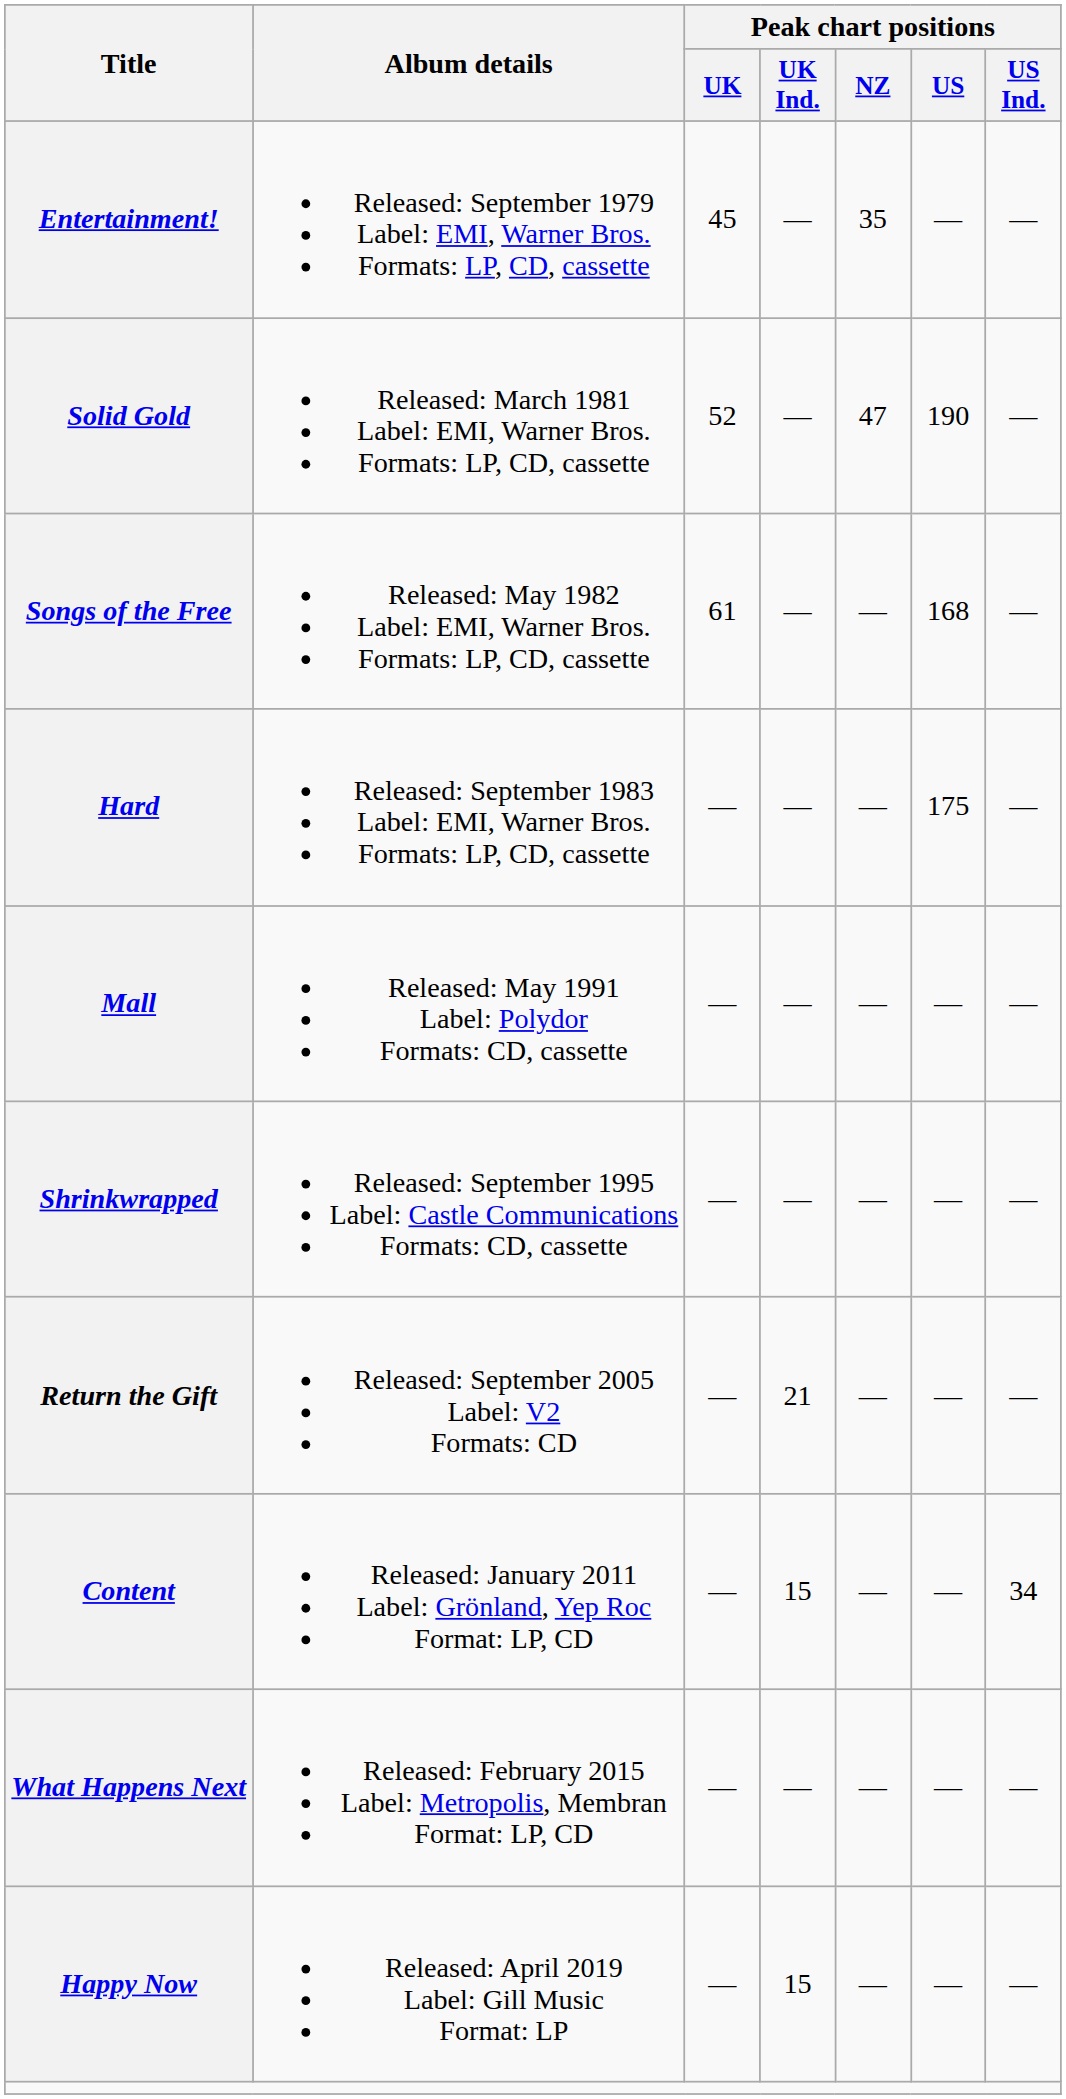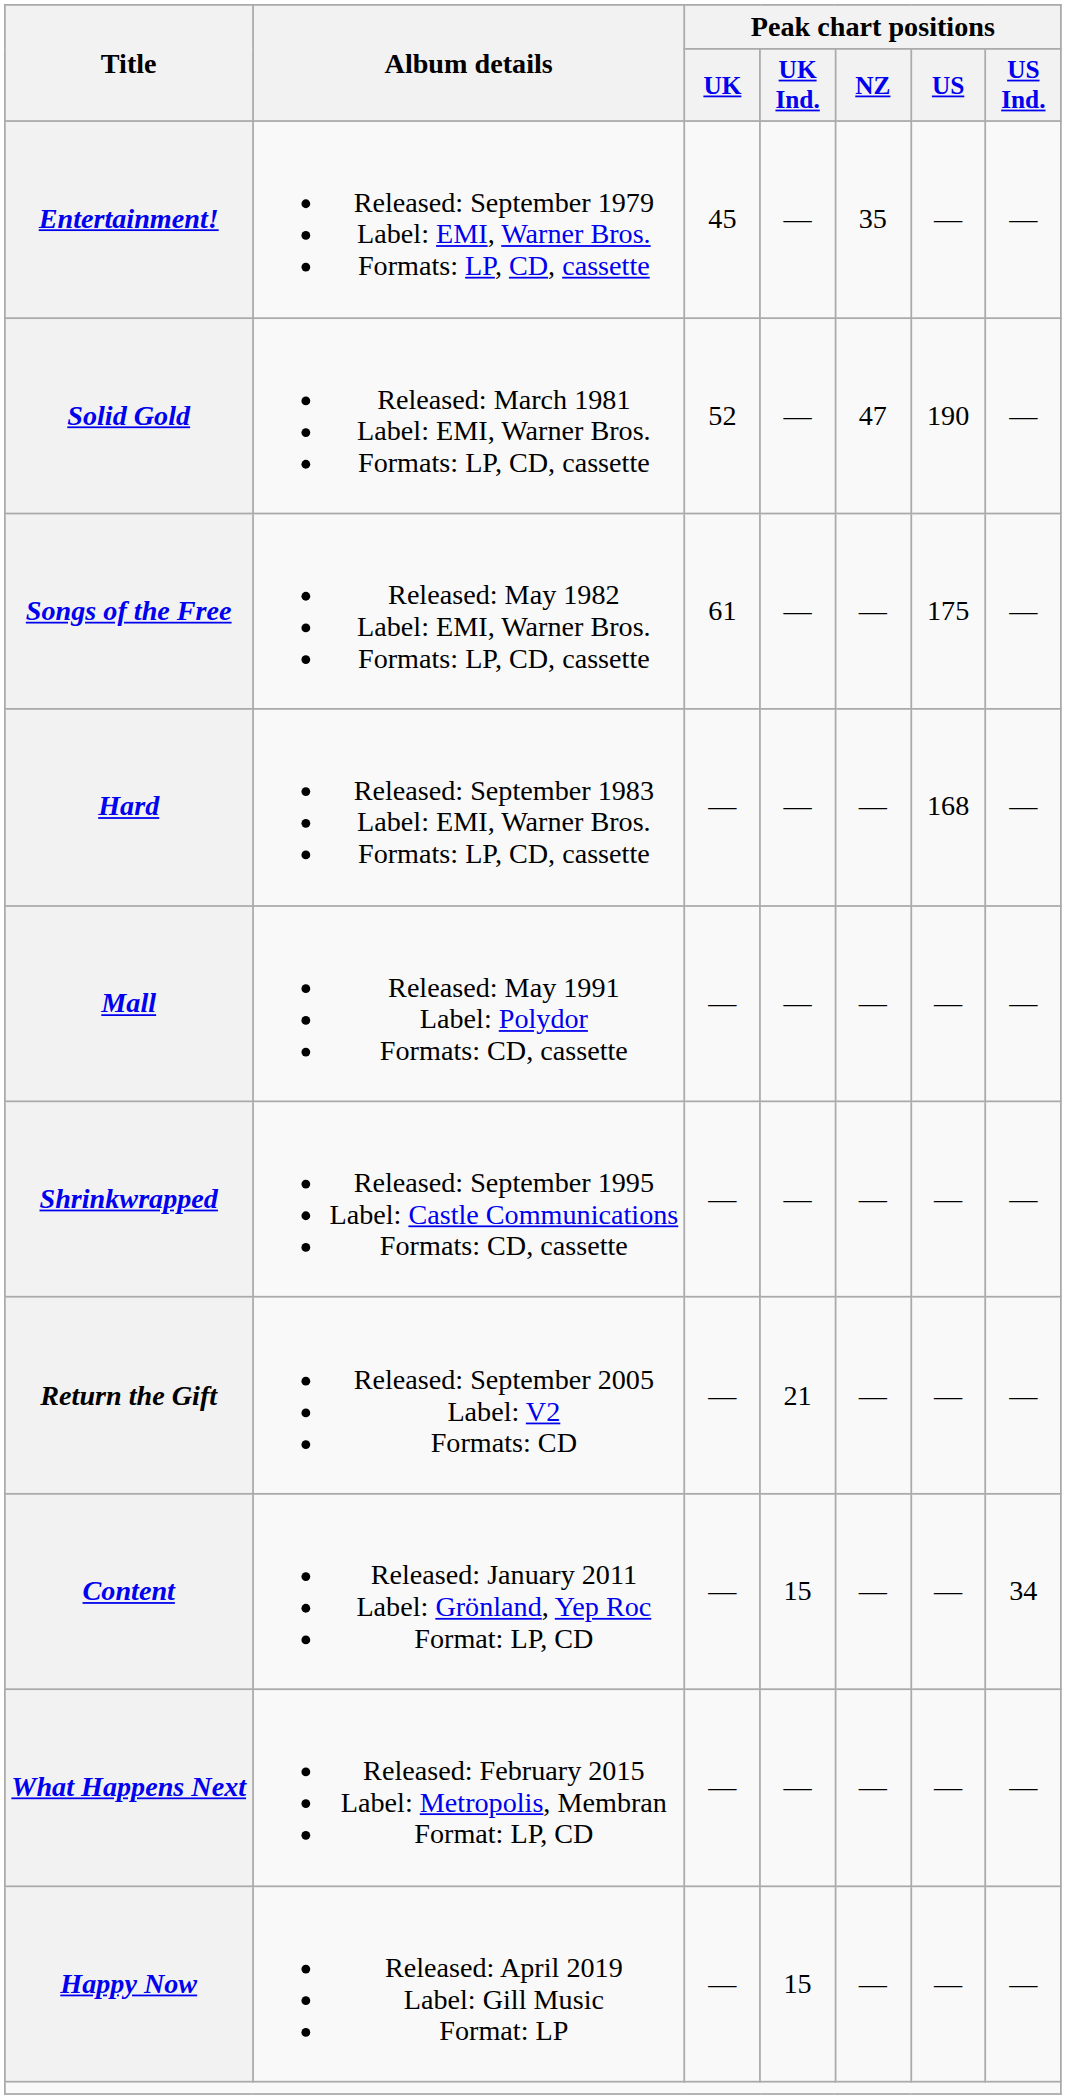(948, 610) 168 -> (948, 610) 175
(948, 806) 175 -> (948, 806) 168
